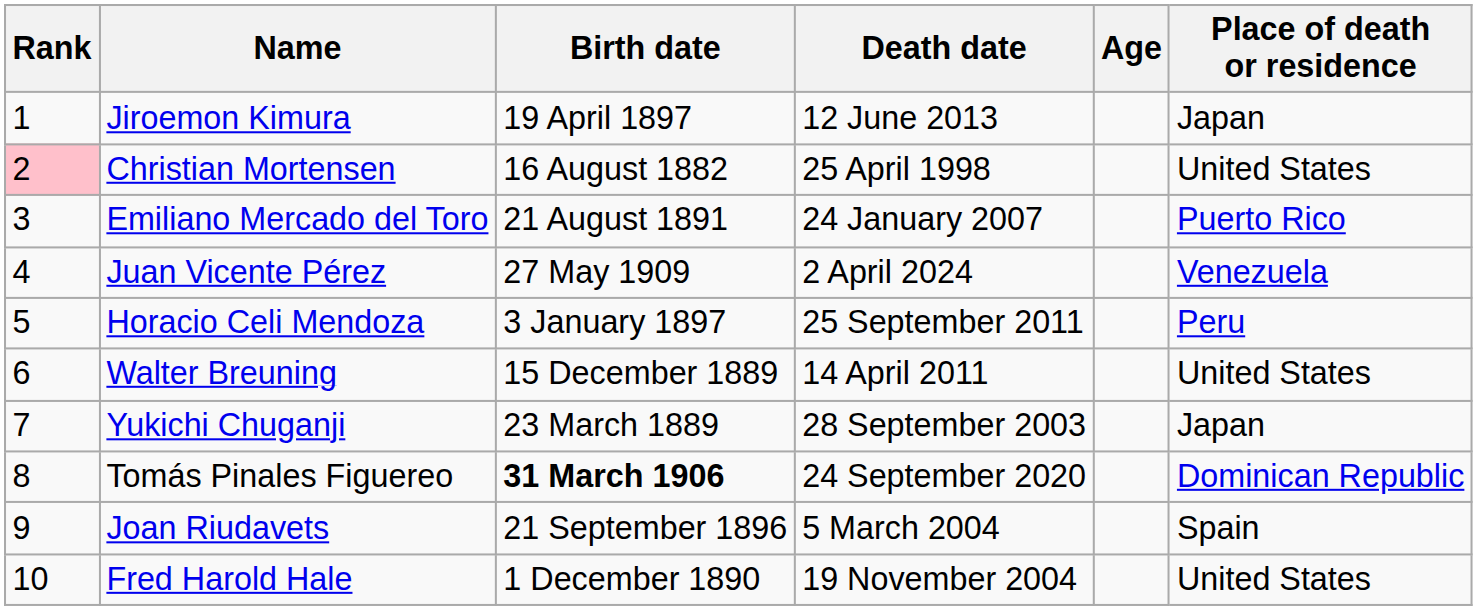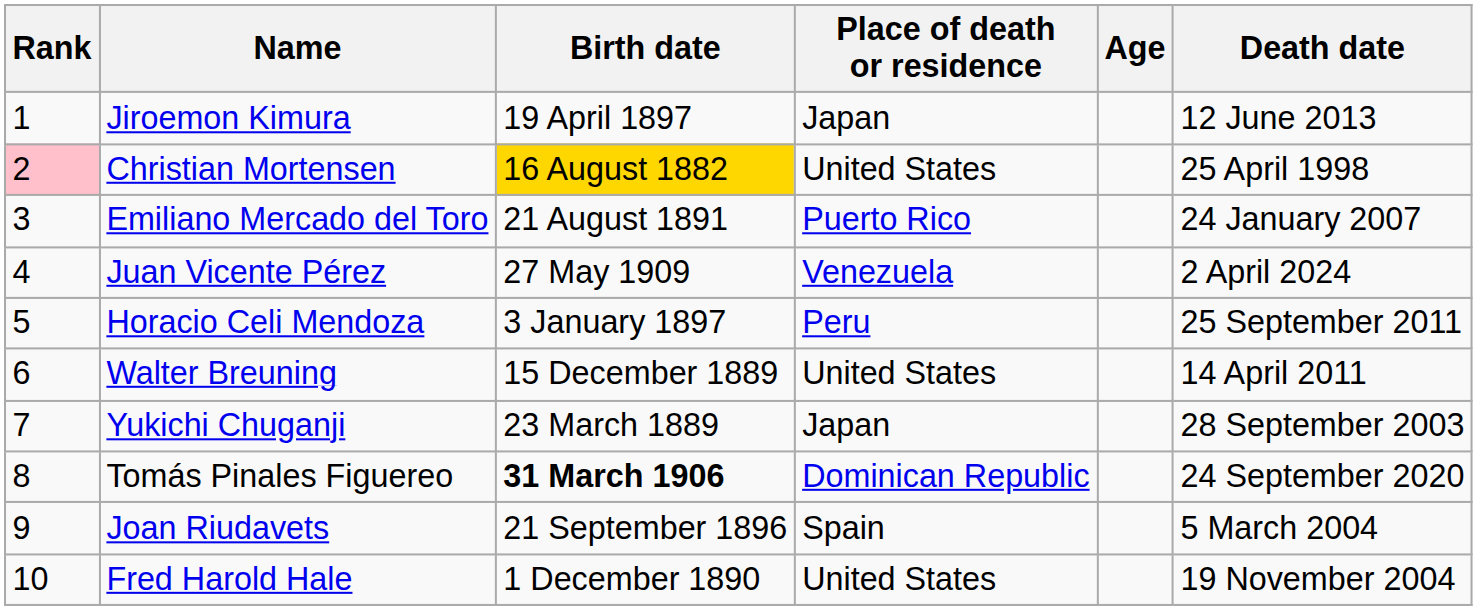columns swapped: (944, 48) <-> (1321, 48)
(616, 169) no background -> (616, 169) gold background
